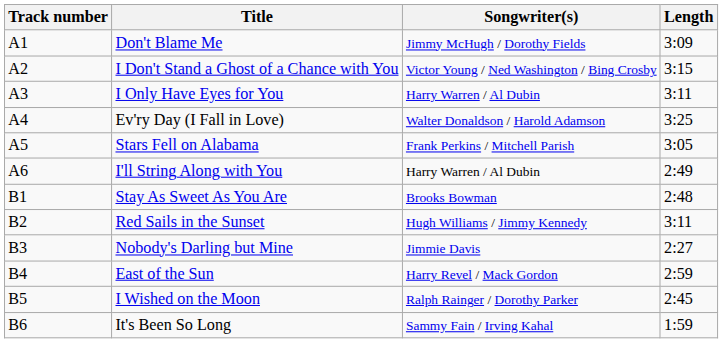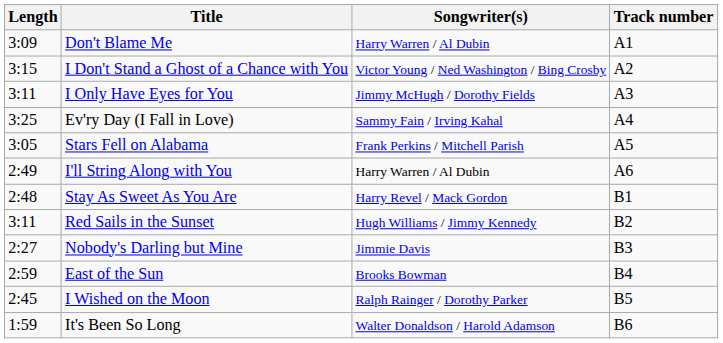columns swapped: (58, 17) <-> (689, 17)
(496, 43) Jimmy McHugh / Dorothy Fields -> (423, 43) Harry Warren / Al Dubin
(473, 95) Harry Warren / Al Dubin -> (445, 95) Jimmy McHugh / Dorothy Fields
(506, 120) Walter Donaldson / Harold Adamson -> (429, 120) Sammy Fain / Irving Kahal
(451, 197) Brooks Bowman -> (431, 197) Harry Revel / Mack Gordon
(482, 274) Harry Revel / Mack Gordon -> (401, 274) Brooks Bowman
(480, 325) Sammy Fain / Irving Kahal -> (455, 325) Walter Donaldson / Harold Adamson
